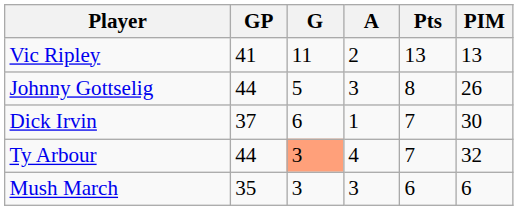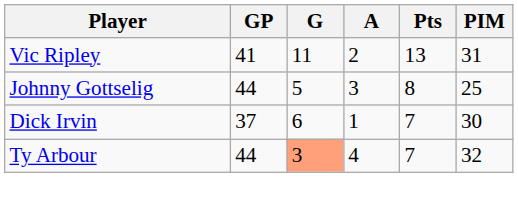(472, 54) 13 -> (472, 54) 31
(472, 88) 26 -> (472, 88) 25
- row: (64, 188)
